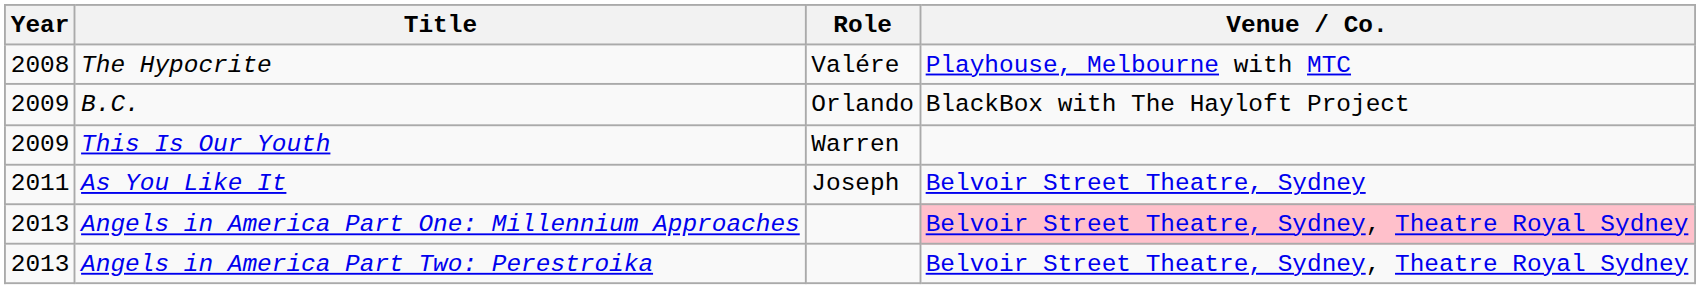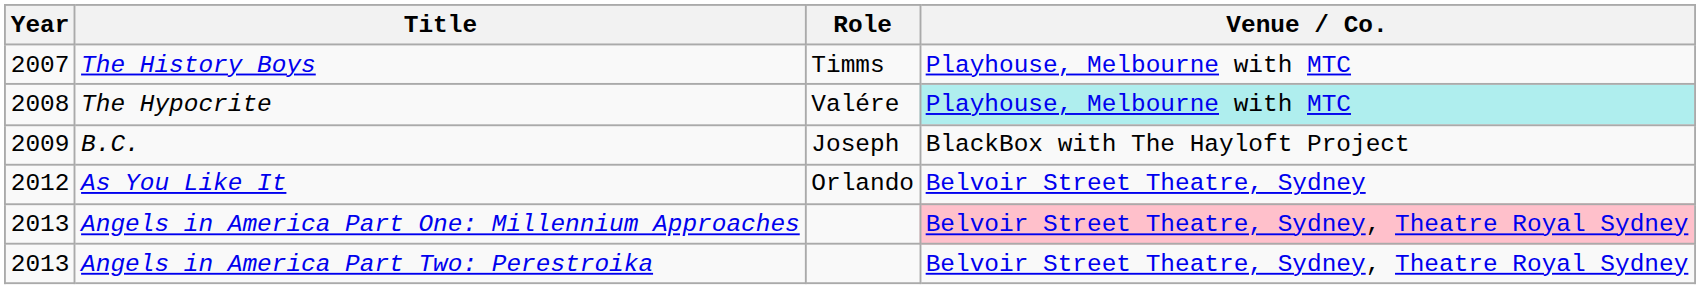+ row: (198, 65)
(1138, 65) no background -> (1138, 105) paleturquoise background
(863, 105) Orlando -> (855, 144) Joseph
- row: (206, 144)
(40, 184) 2011 -> (40, 184) 2012
(855, 184) Joseph -> (863, 184) Orlando
